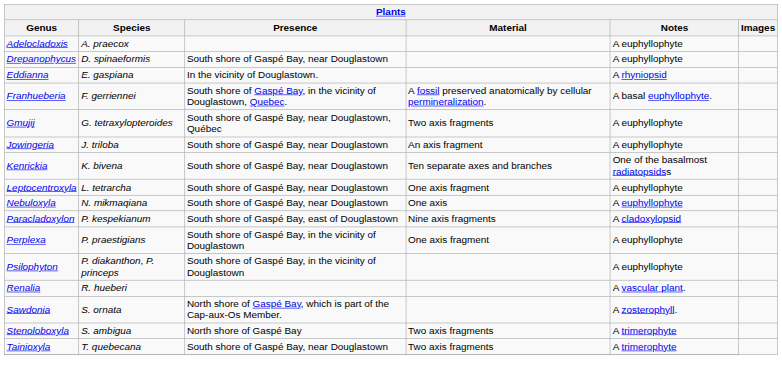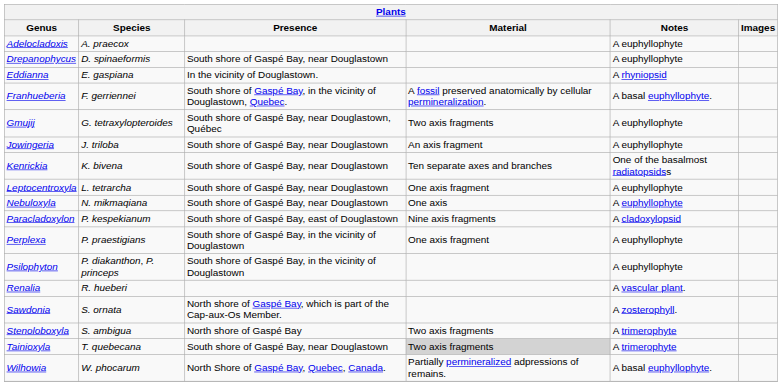(451, 346) no background -> (451, 346) lightgrey background
+ row: (26, 368)
